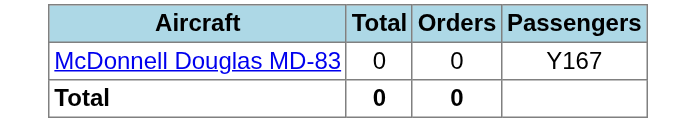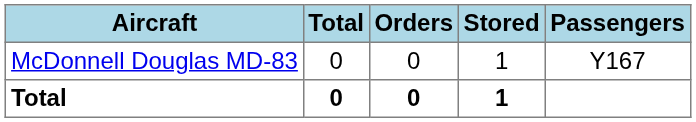+ column: (502, 23)
